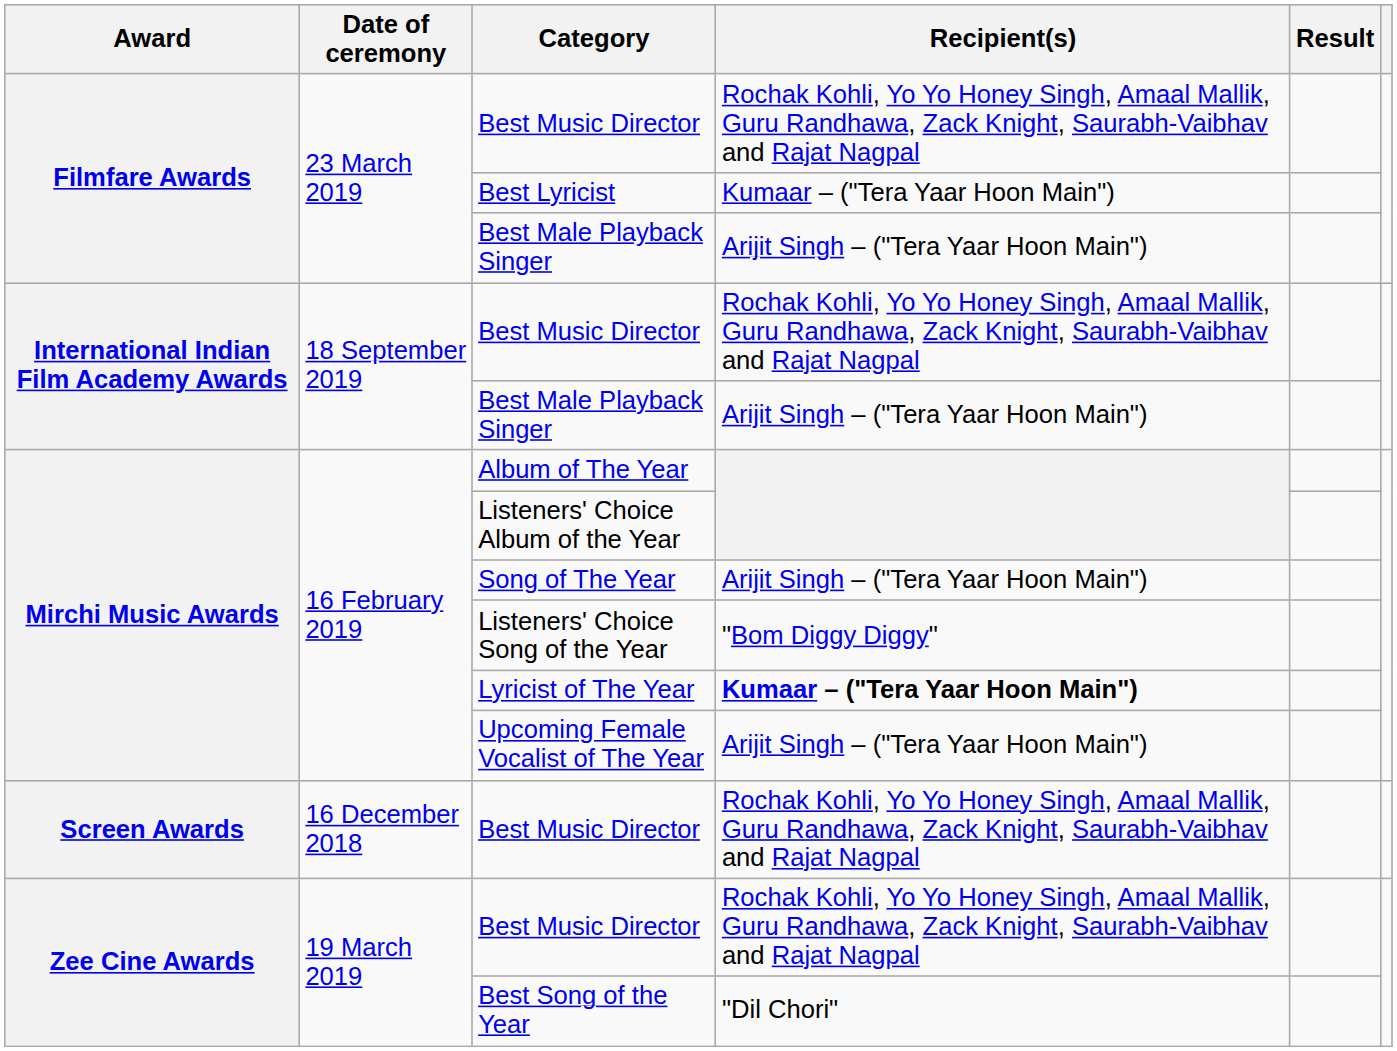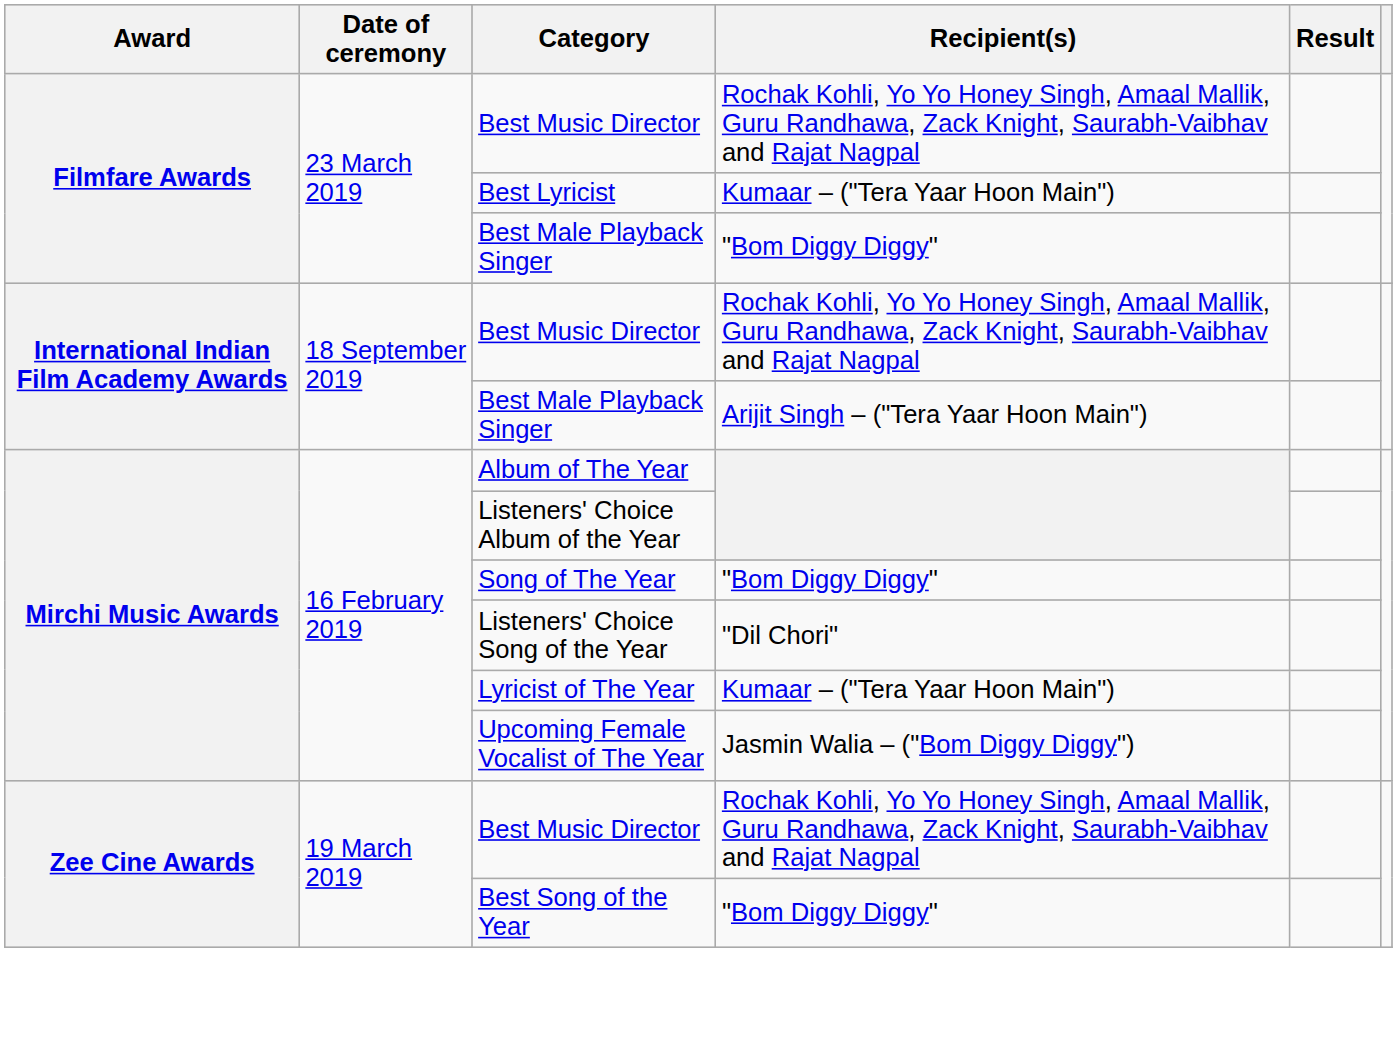(935, 247) Arijit Singh – ("Tera Yaar Hoon Main") -> (830, 247) "Bom Diggy Diggy"
(935, 580) Arijit Singh – ("Tera Yaar Hoon Main") -> (830, 580) "Bom Diggy Diggy"
(830, 635) "Bom Diggy Diggy" -> (780, 635) "Dil Chori"
(930, 690) bold -> (918, 690) normal
(935, 745) Arijit Singh – ("Tera Yaar Hoon Main") -> (928, 745) Jasmin Walia – ("Bom Diggy Diggy")
- row: (152, 828)
(780, 1010) "Dil Chori" -> (830, 912) "Bom Diggy Diggy"
